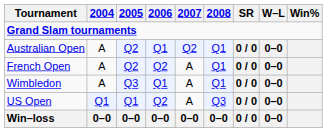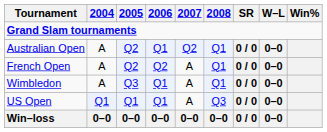(160, 100) Q2 -> (160, 100) Q1
